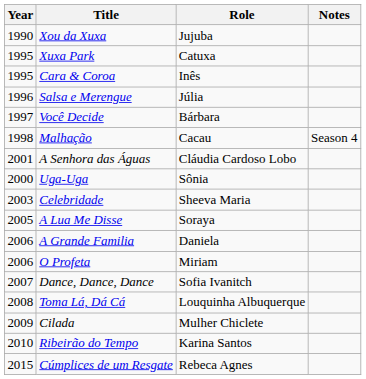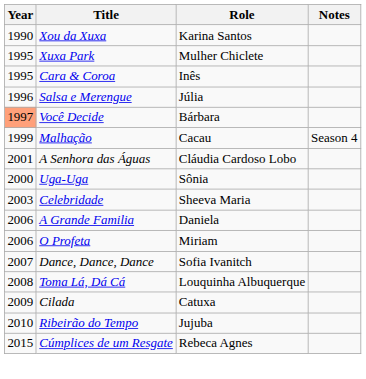(196, 35) Jujuba -> (215, 35) Karina Santos
(197, 55) Catuxa -> (221, 55) Mulher Chiclete
(20, 117) no background -> (20, 117) lightsalmon background
(20, 138) 1998 -> (20, 138) 1999
- row: (81, 220)
(221, 323) Mulher Chiclete -> (197, 302) Catuxa
(215, 343) Karina Santos -> (196, 323) Jujuba
